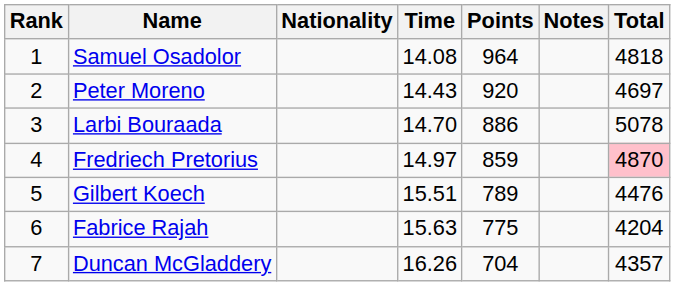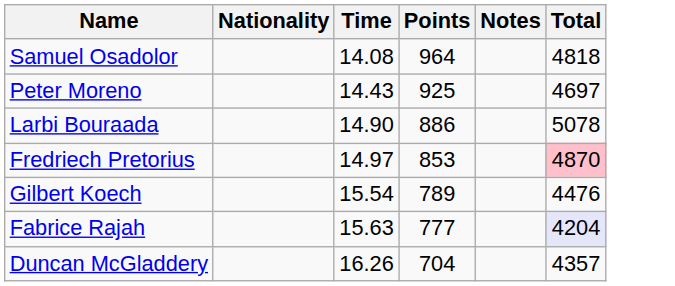- column: (36, 21)
(500, 90) 920 -> (437, 90) 925
(430, 125) 14.70 -> (367, 125) 14.90
(500, 159) 859 -> (437, 159) 853
(430, 194) 15.51 -> (367, 194) 15.54
(500, 228) 775 -> (437, 228) 777
(639, 228) no background -> (576, 228) lavender background
